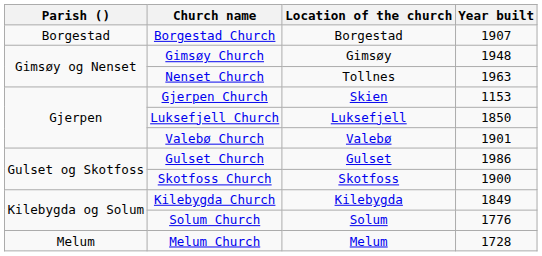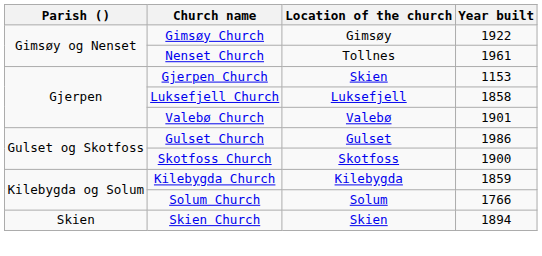- row: (215, 35)
(496, 56) 1948 -> (496, 35) 1922
(496, 76) 1963 -> (496, 56) 1961
(496, 118) 1850 -> (496, 97) 1858
(496, 200) 1849 -> (496, 179) 1859
(496, 220) 1776 -> (496, 200) 1766
- row: (215, 241)
+ row: (215, 220)
